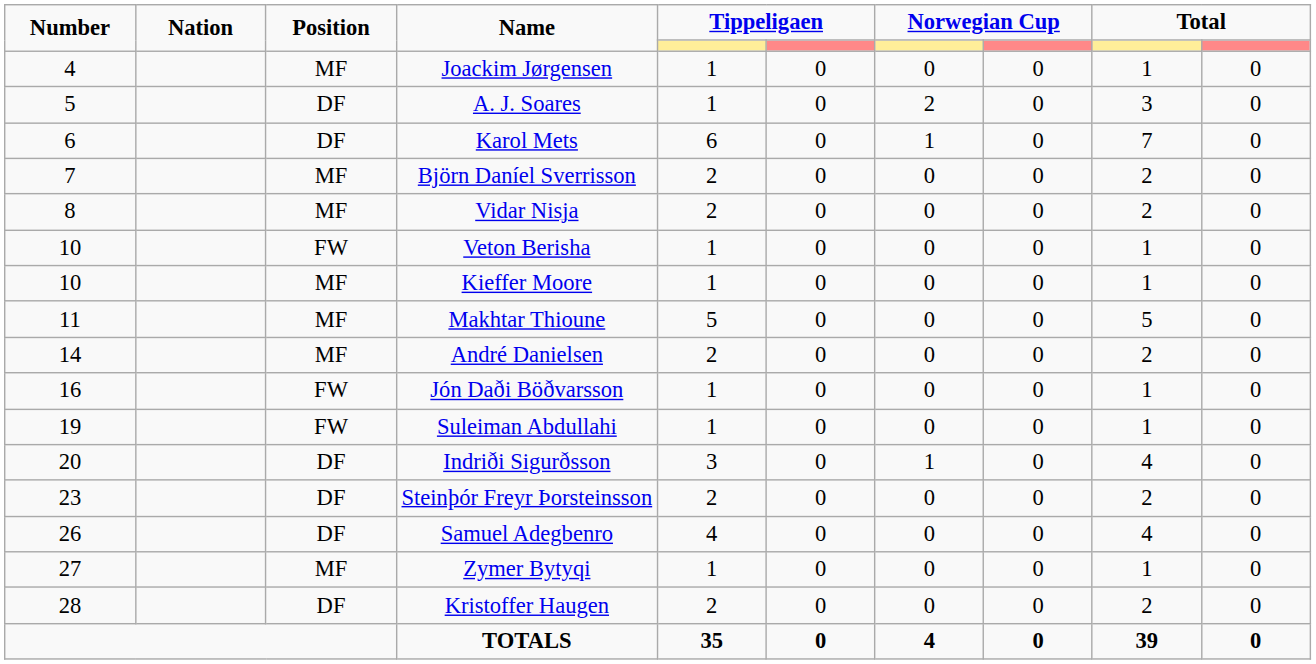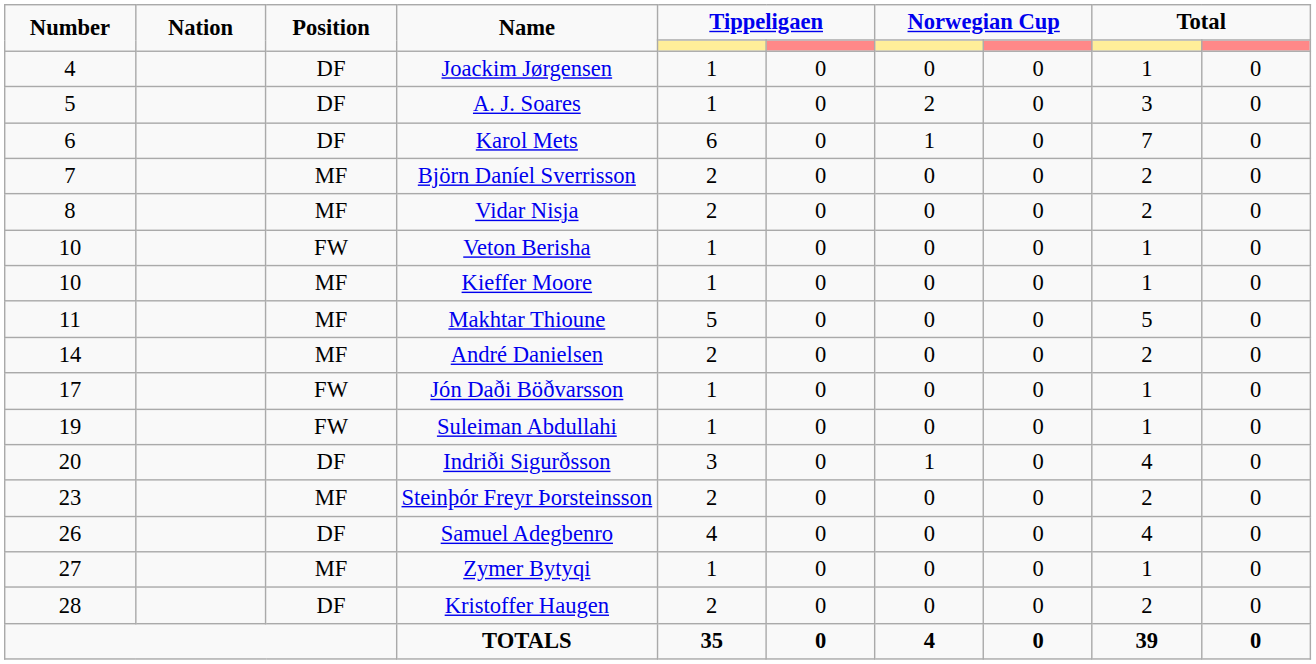(331, 68) MF -> (331, 68) DF
(70, 390) 16 -> (70, 390) 17
(331, 497) DF -> (331, 497) MF
